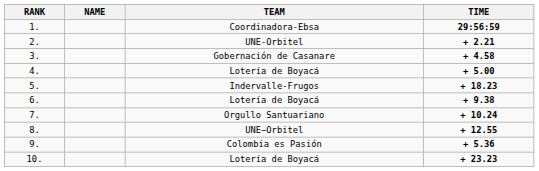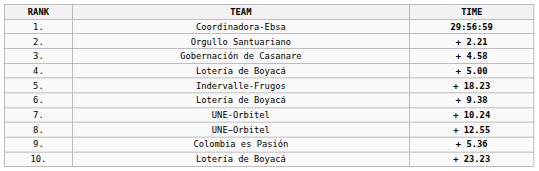- column: (95, 11)
(274, 41) UNE-Orbitel -> (241, 41) Orgullo Santuariano
(274, 115) Orgullo Santuariano -> (241, 115) UNE-Orbitel
